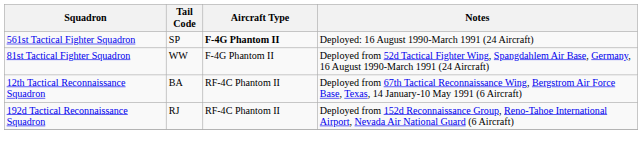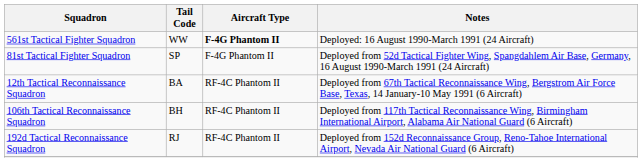(174, 39) SP -> (178, 39) WW
(178, 55) WW -> (174, 55) SP
+ row: (69, 116)
